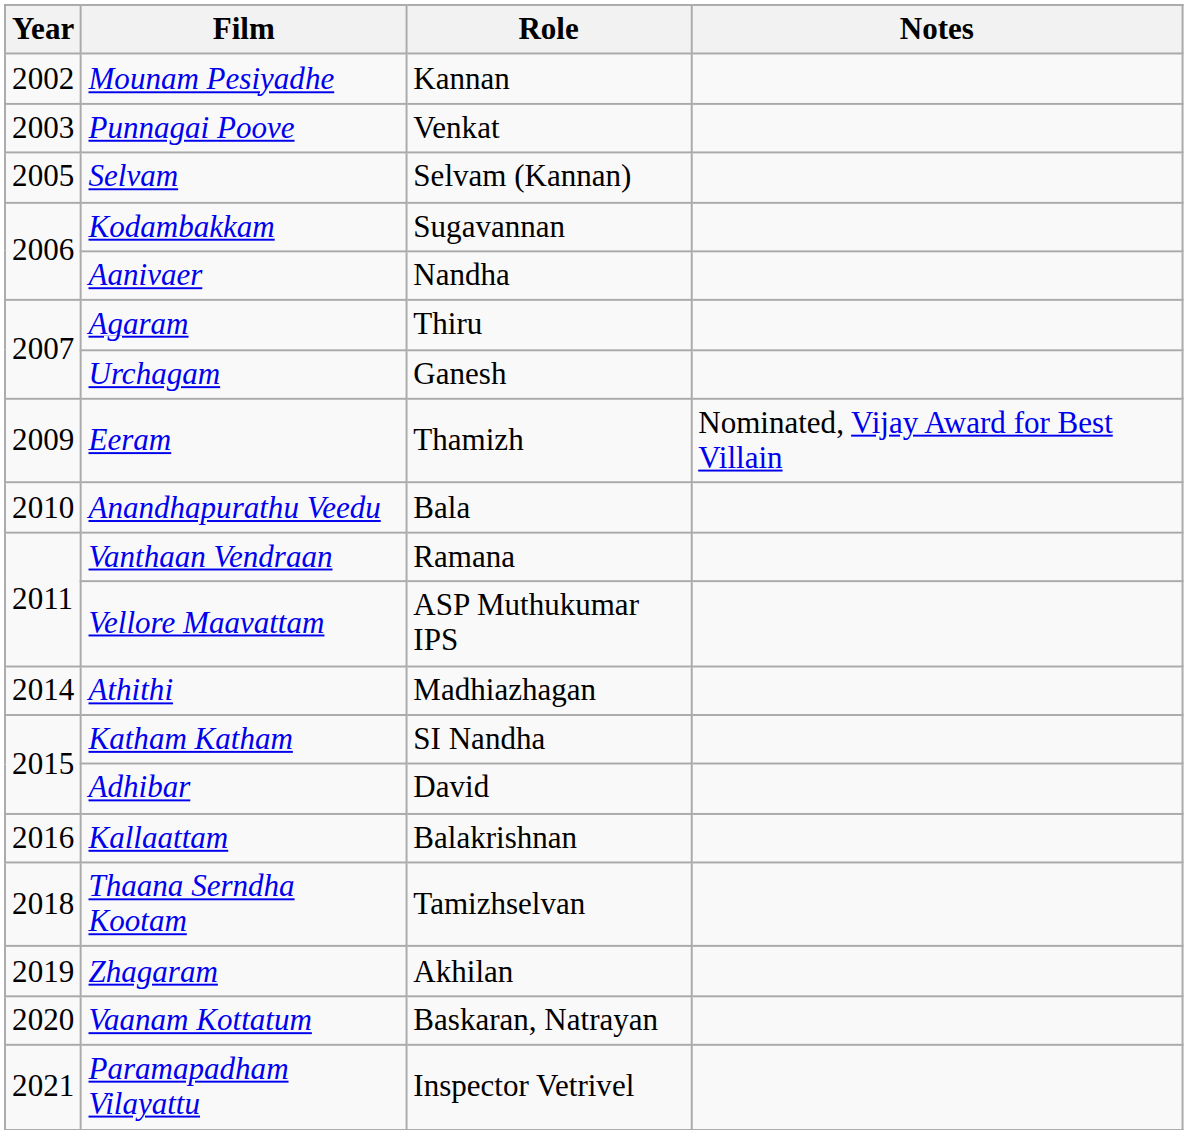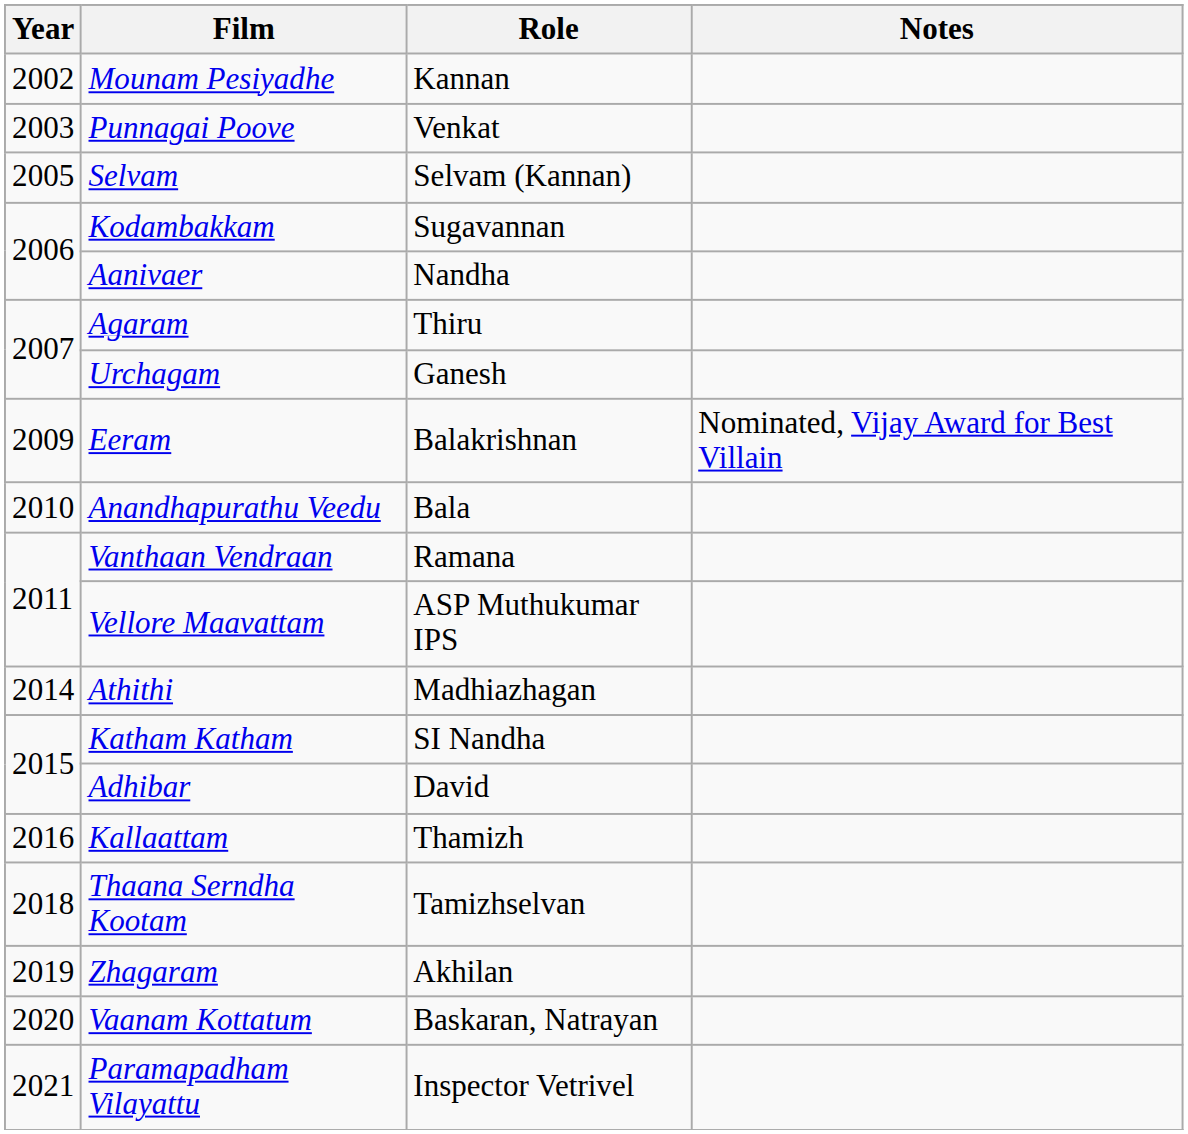(469, 440) Thamizh -> (495, 440) Balakrishnan
(495, 837) Balakrishnan -> (469, 837) Thamizh
